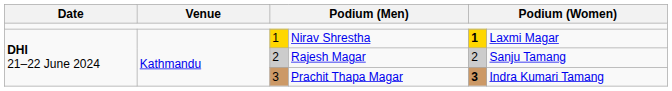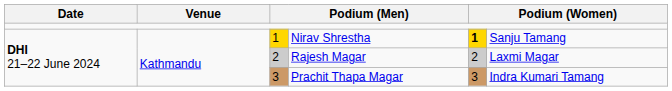(524, 38) Laxmi Magar -> (528, 38) Sanju Tamang
(528, 57) Sanju Tamang -> (524, 57) Laxmi Magar
(474, 76) bold -> (474, 76) normal
